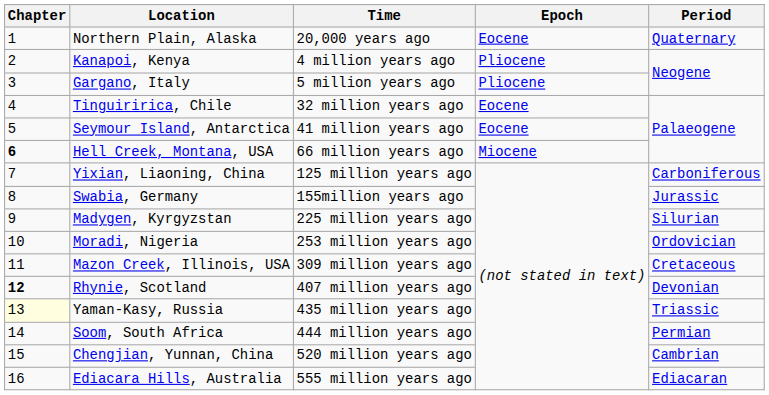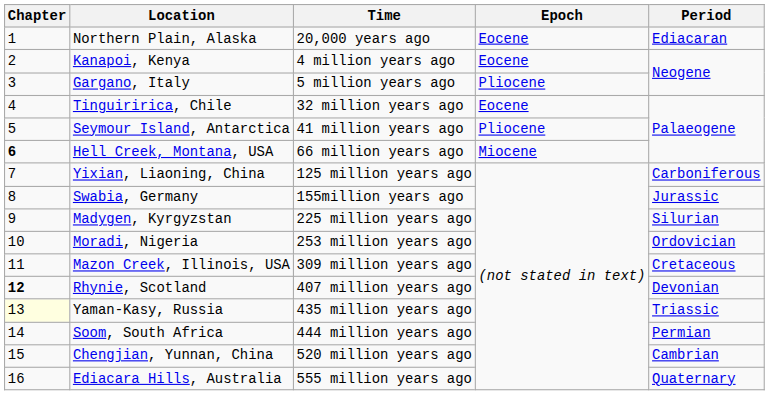(694, 39) Quaternary -> (690, 39) Ediacaran
(512, 61) Pliocene -> (504, 61) Eocene
(504, 129) Eocene -> (512, 129) Pliocene
(690, 379) Ediacaran -> (694, 379) Quaternary
